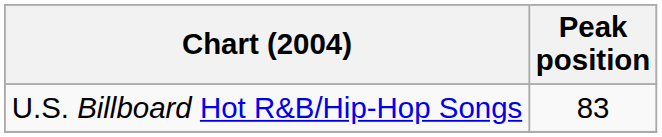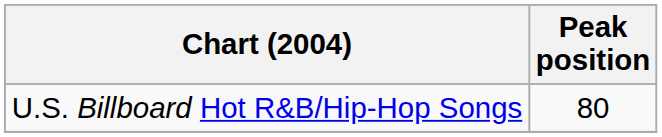(593, 107) 83 -> (593, 107) 80
